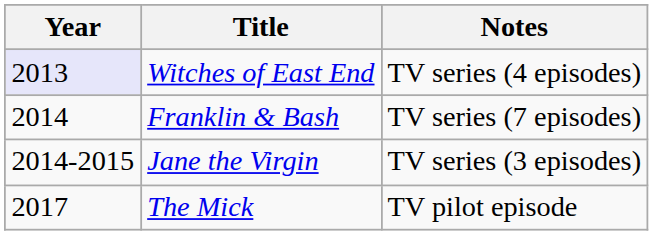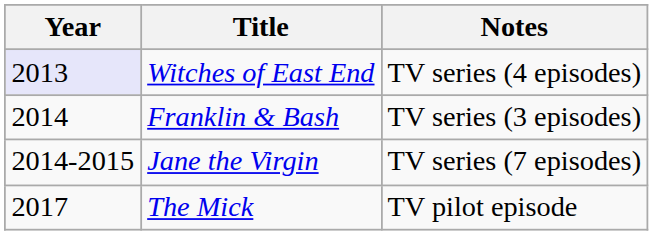(514, 116) TV series (7 episodes) -> (514, 116) TV series (3 episodes)
(514, 161) TV series (3 episodes) -> (514, 161) TV series (7 episodes)
